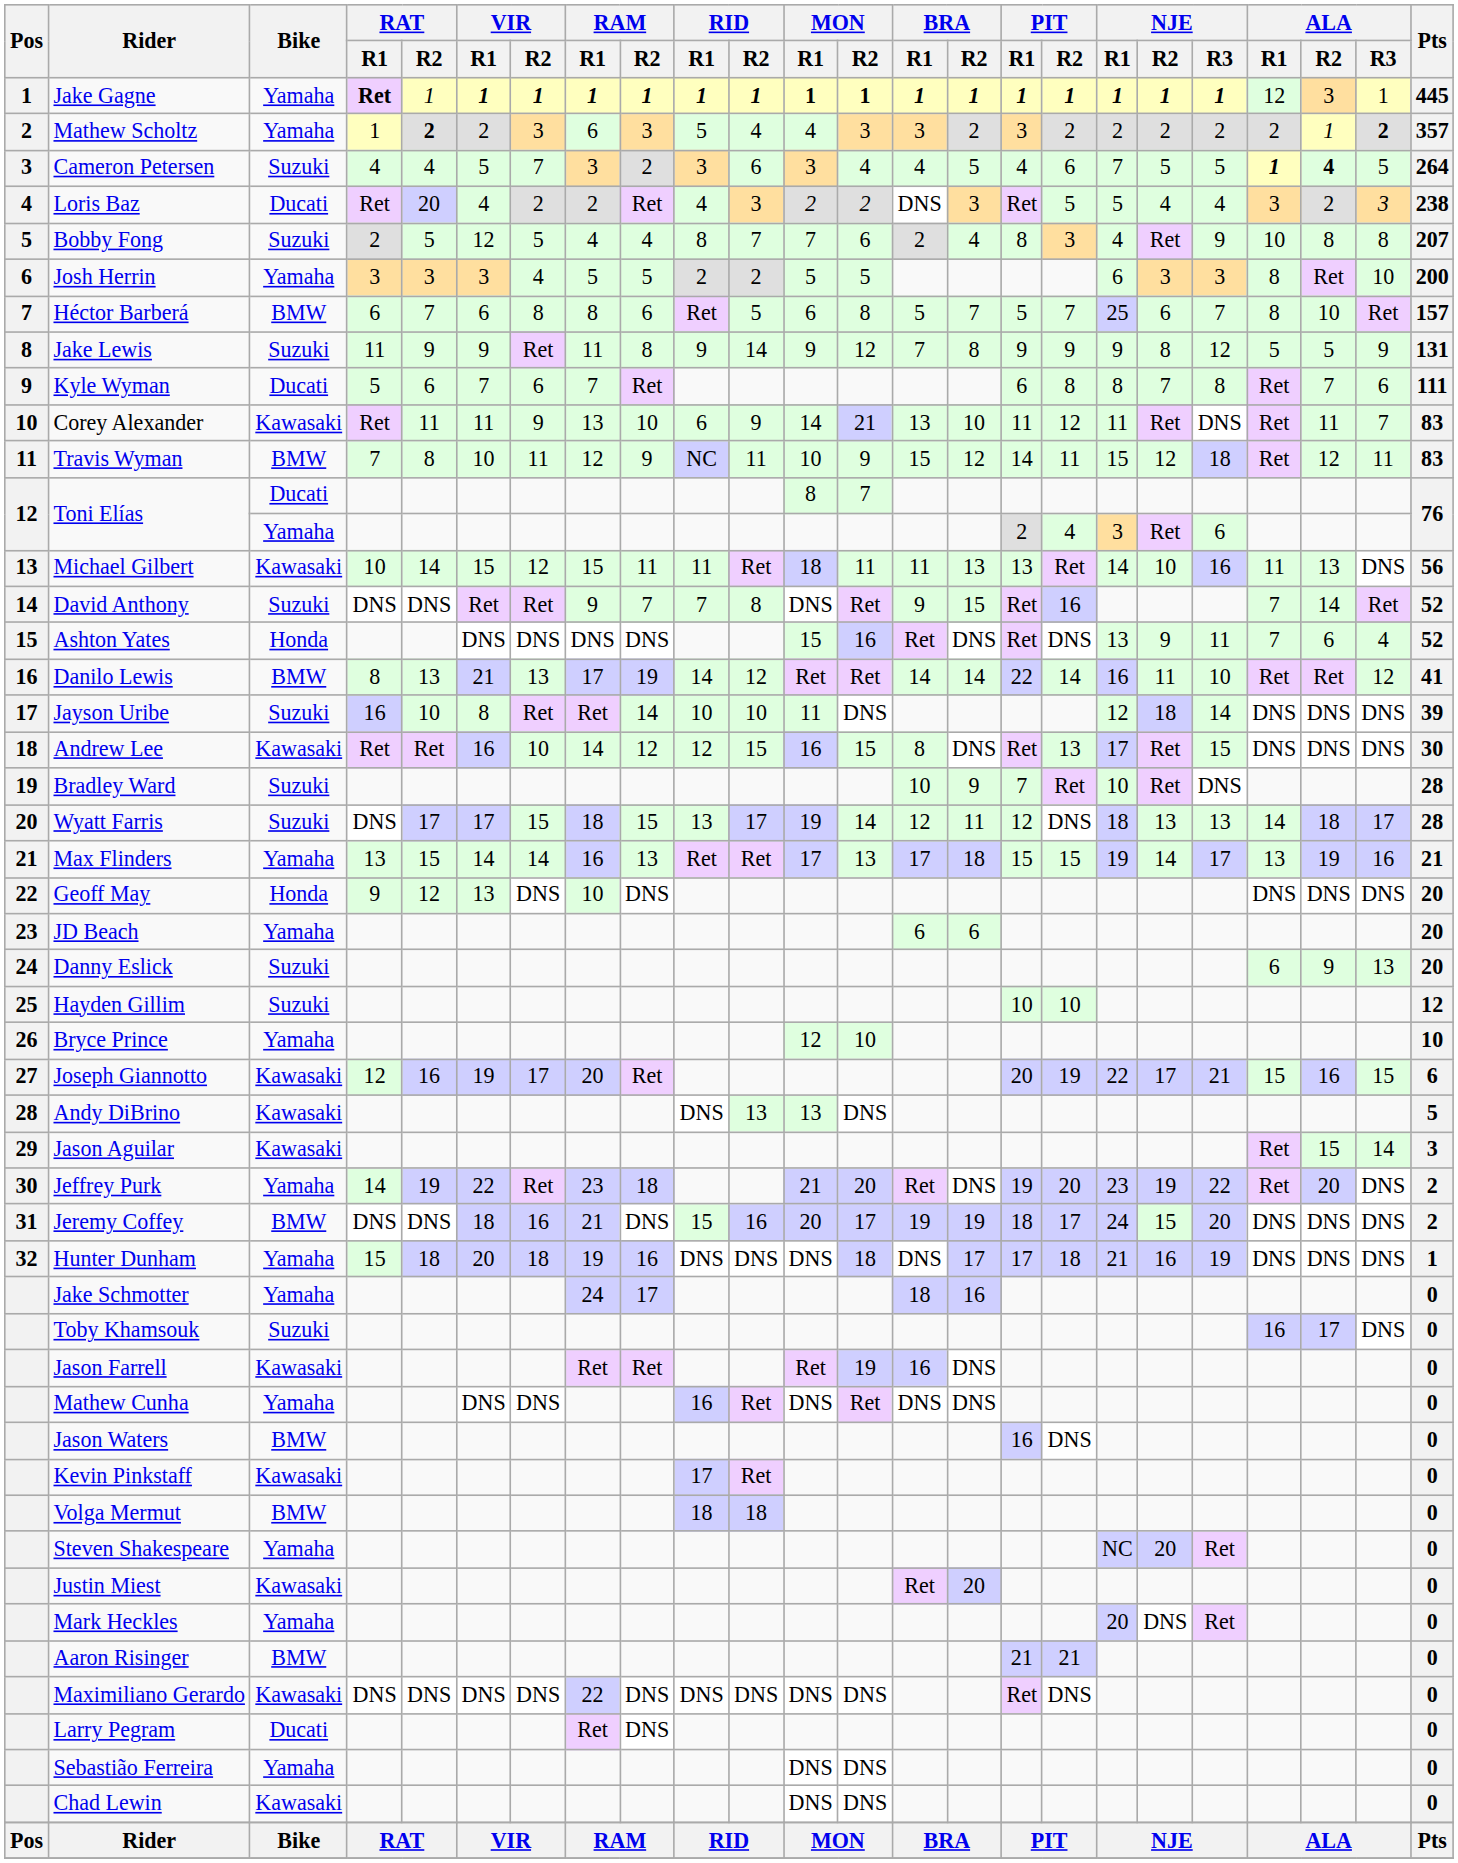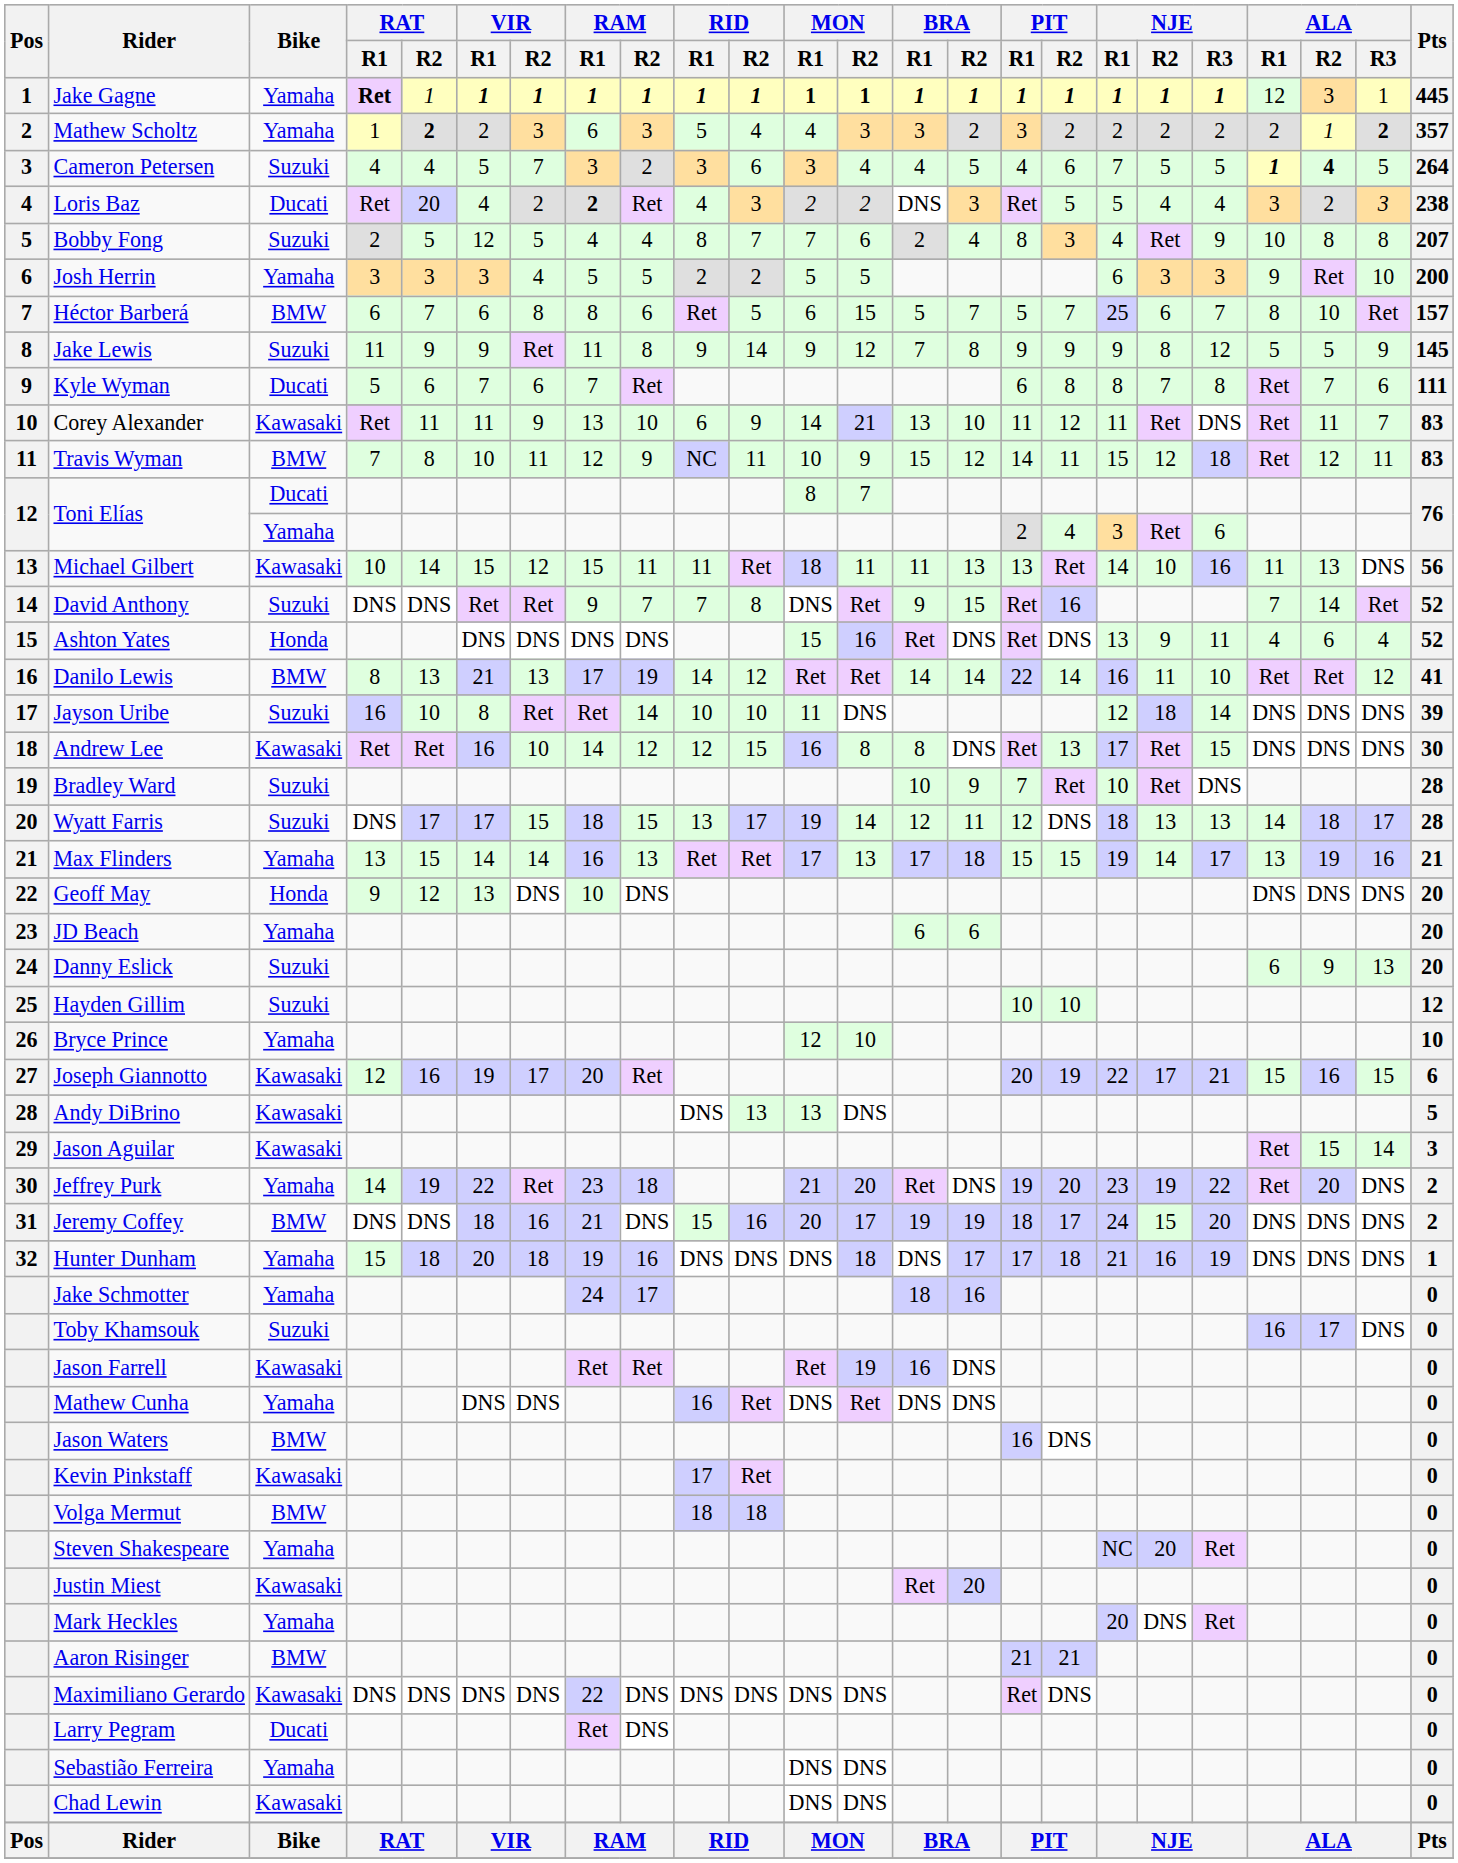(593, 204) normal -> (593, 204) bold
(1274, 276) 8 -> (1274, 276) 9
(865, 313) 8 -> (865, 313) 15
(1432, 349) 131 -> (1432, 349) 145
(1274, 640) 7 -> (1274, 640) 4
(865, 749) 15 -> (865, 749) 8
